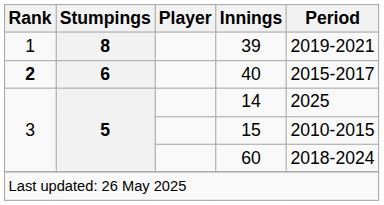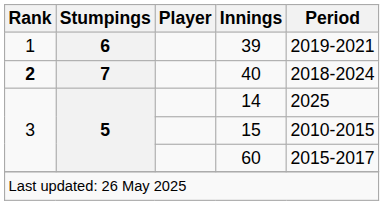(105, 46) 8 -> (105, 46) 6
(105, 74) 6 -> (105, 74) 7
(333, 74) 2015-2017 -> (333, 74) 2018-2024
(333, 158) 2018-2024 -> (333, 158) 2015-2017
